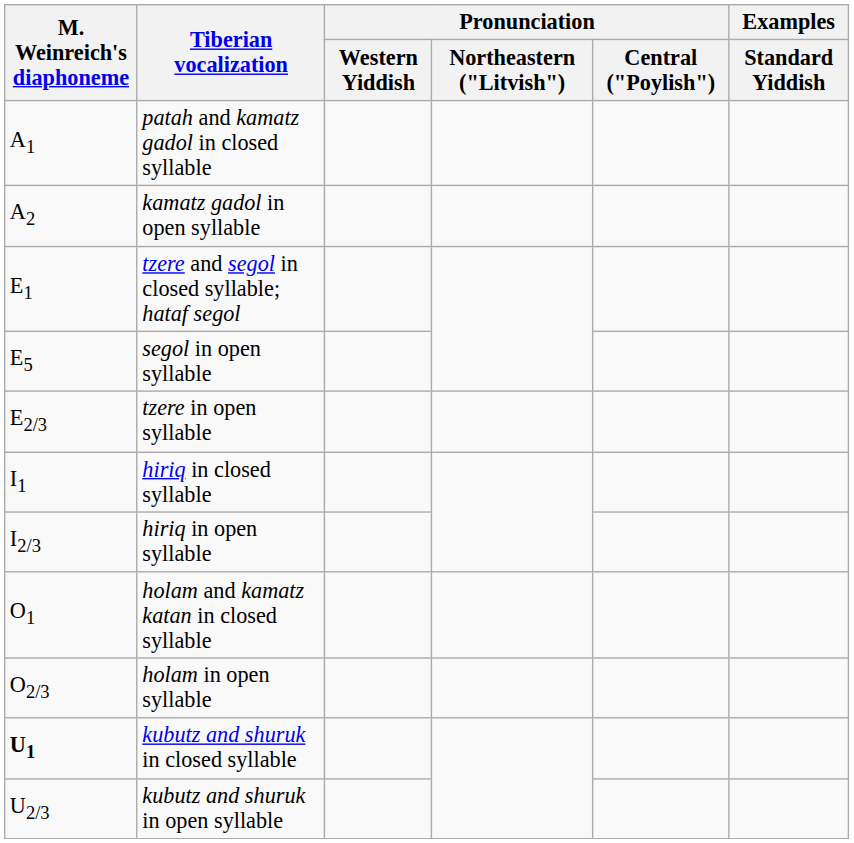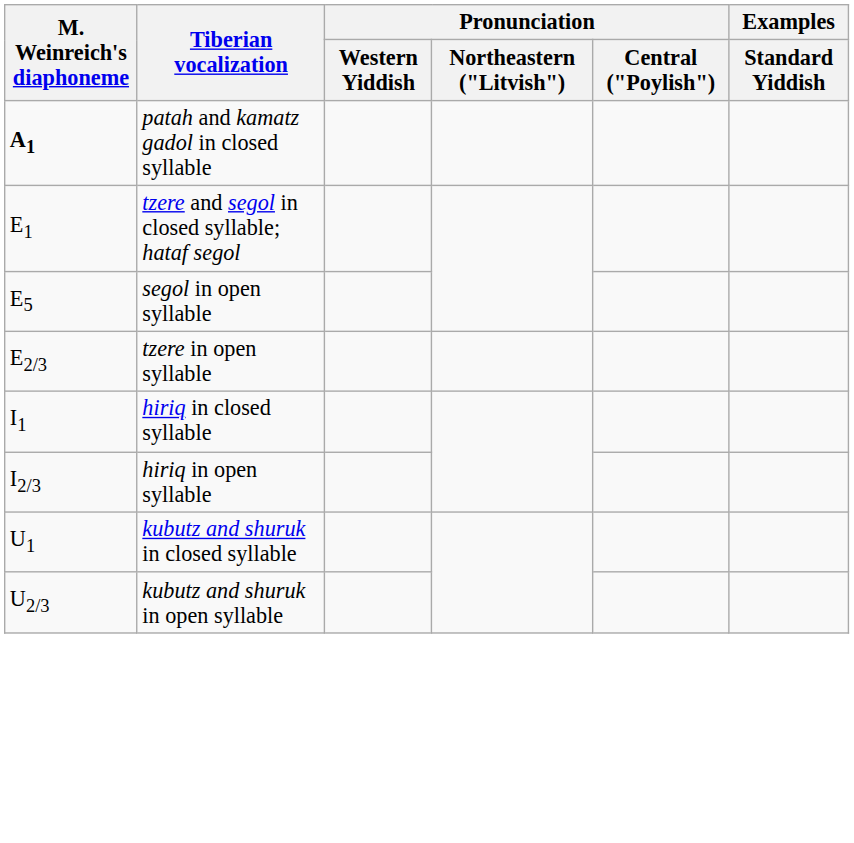(22, 142) normal -> (22, 142) bold
- row: (213, 215)
- row: (223, 614)
- row: (206, 687)
(22, 747) bold -> (22, 541) normal
